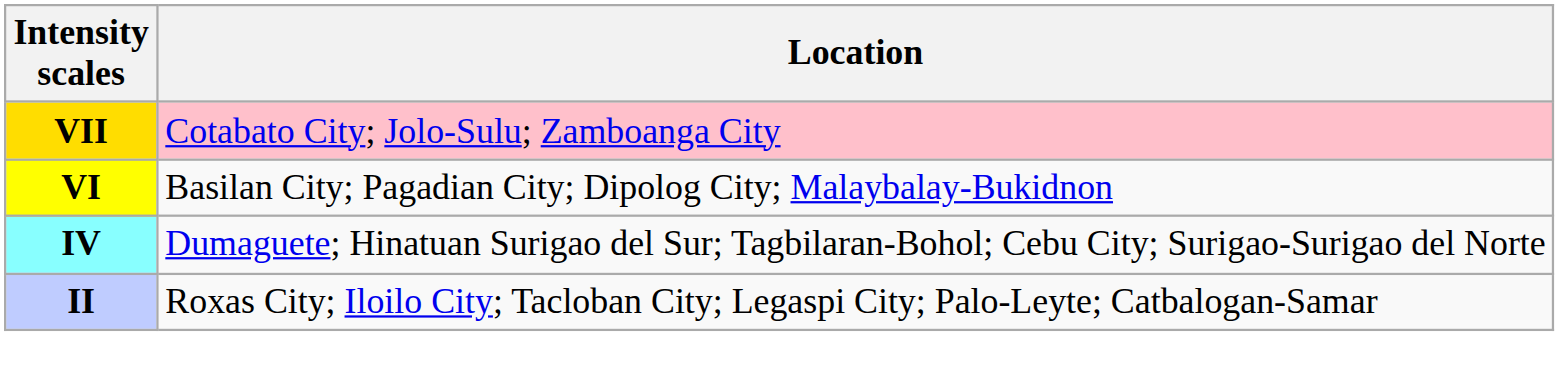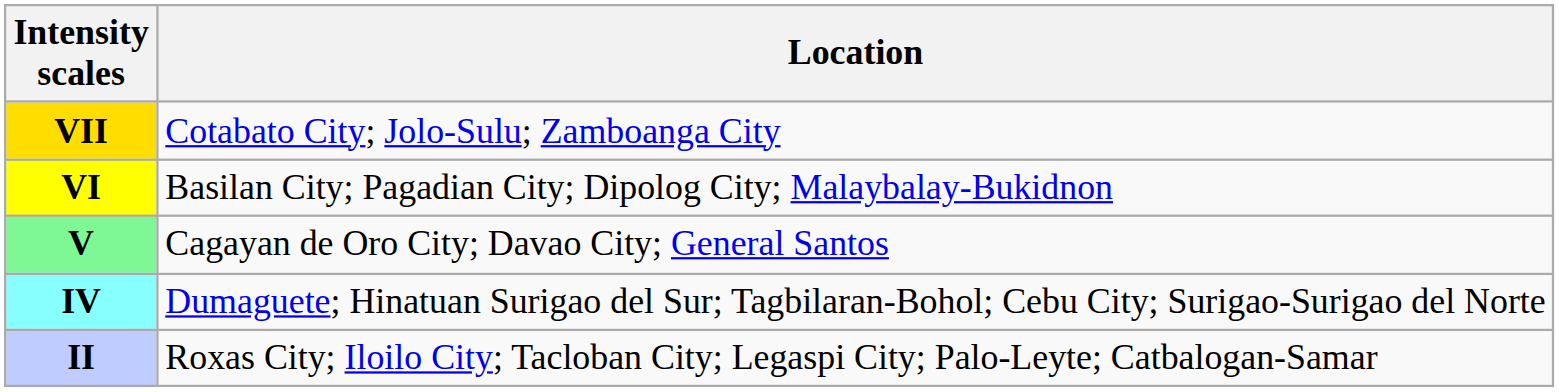(473, 130) pink background -> (473, 130) no background
+ row: (81, 243)
